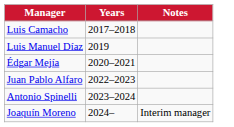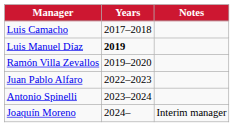(98, 46) normal -> (115, 46) bold
+ row: (53, 63)
- row: (33, 63)
